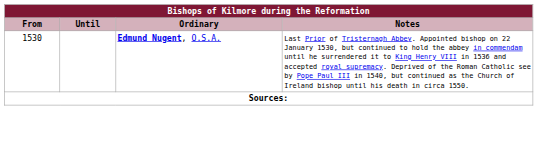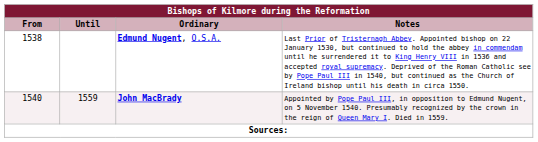(32, 38) 1530 -> (32, 38) 1538
+ row: (150, 98)
